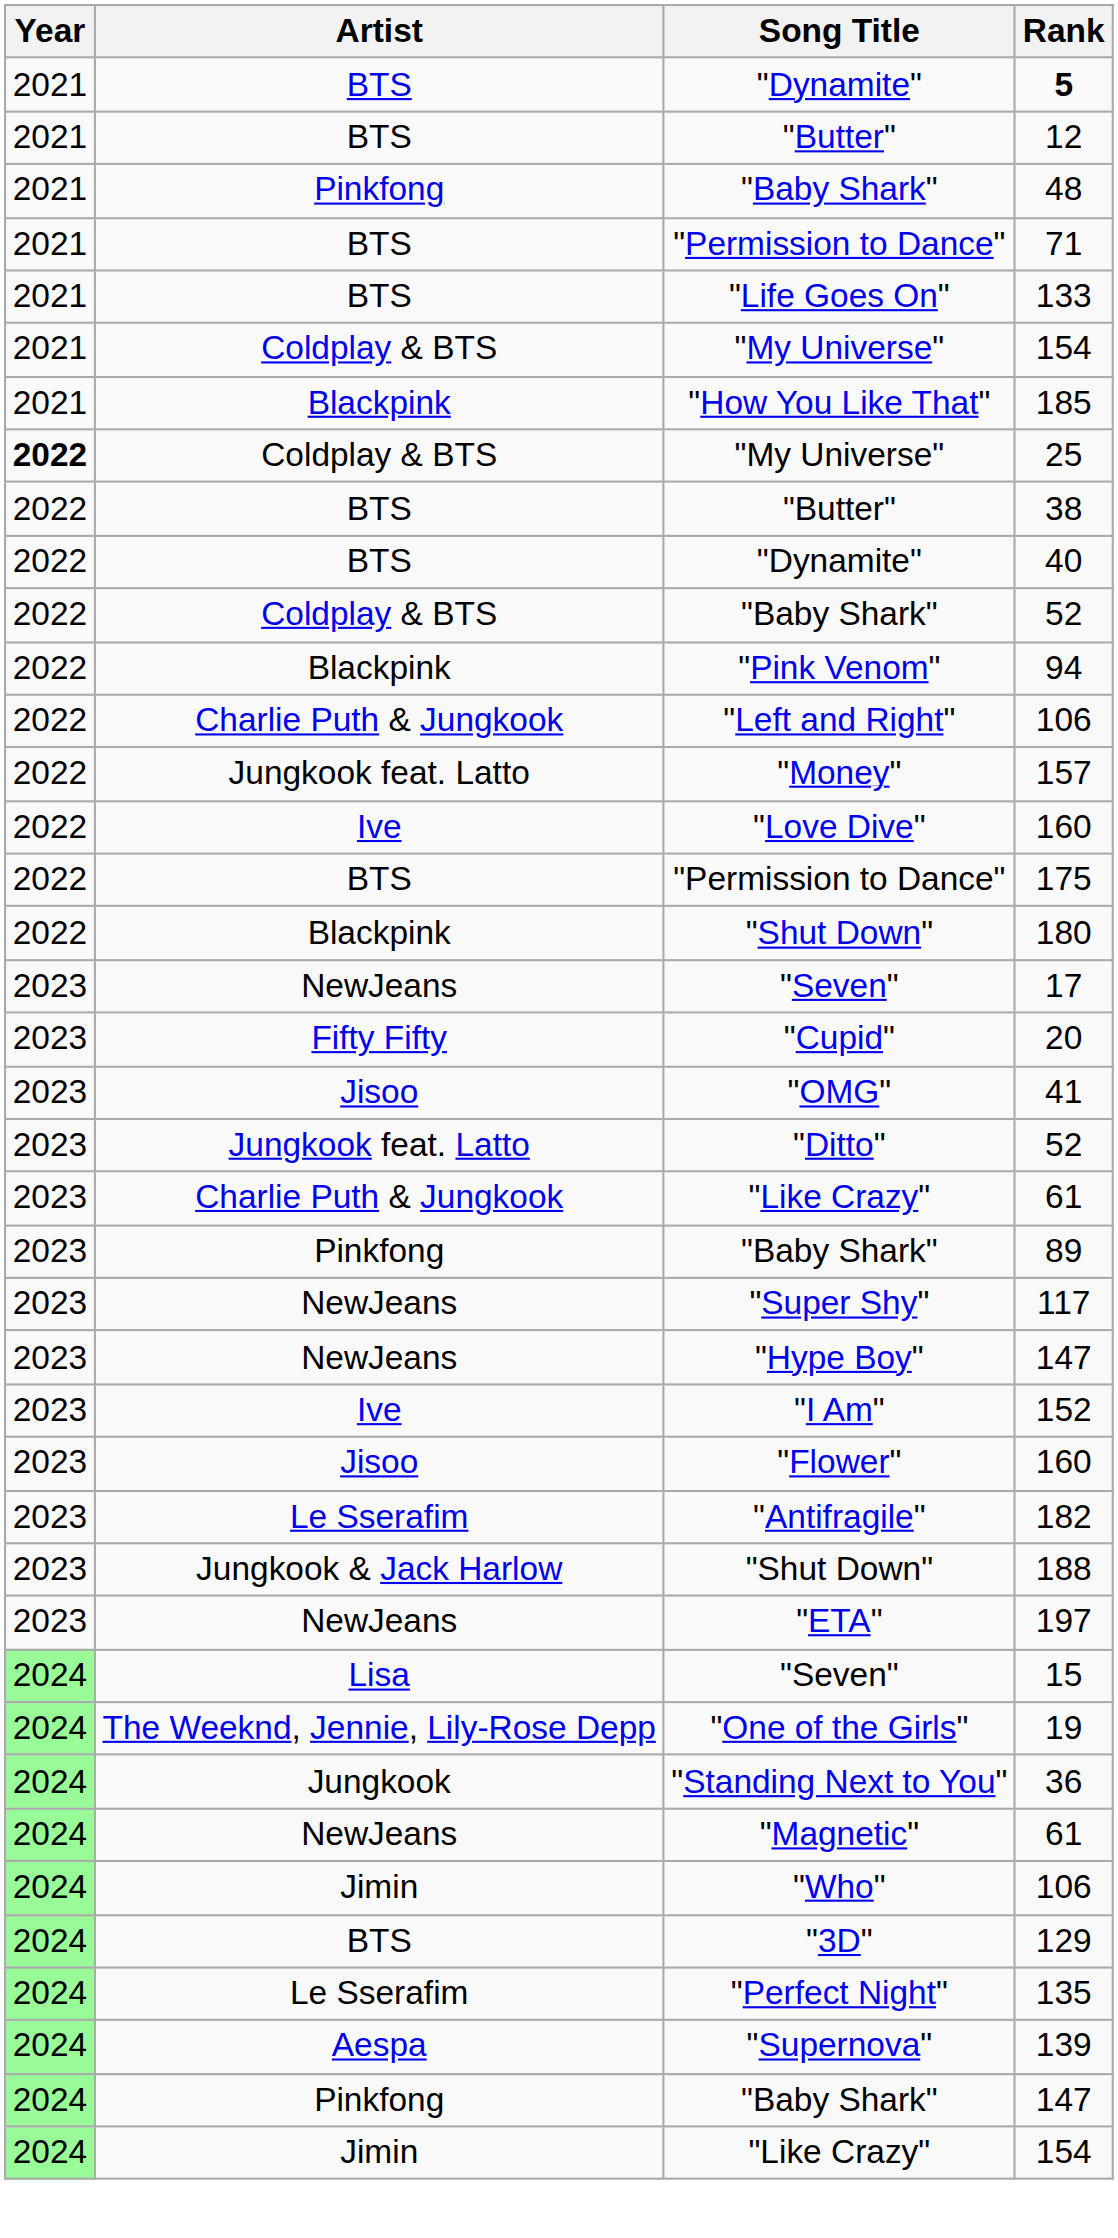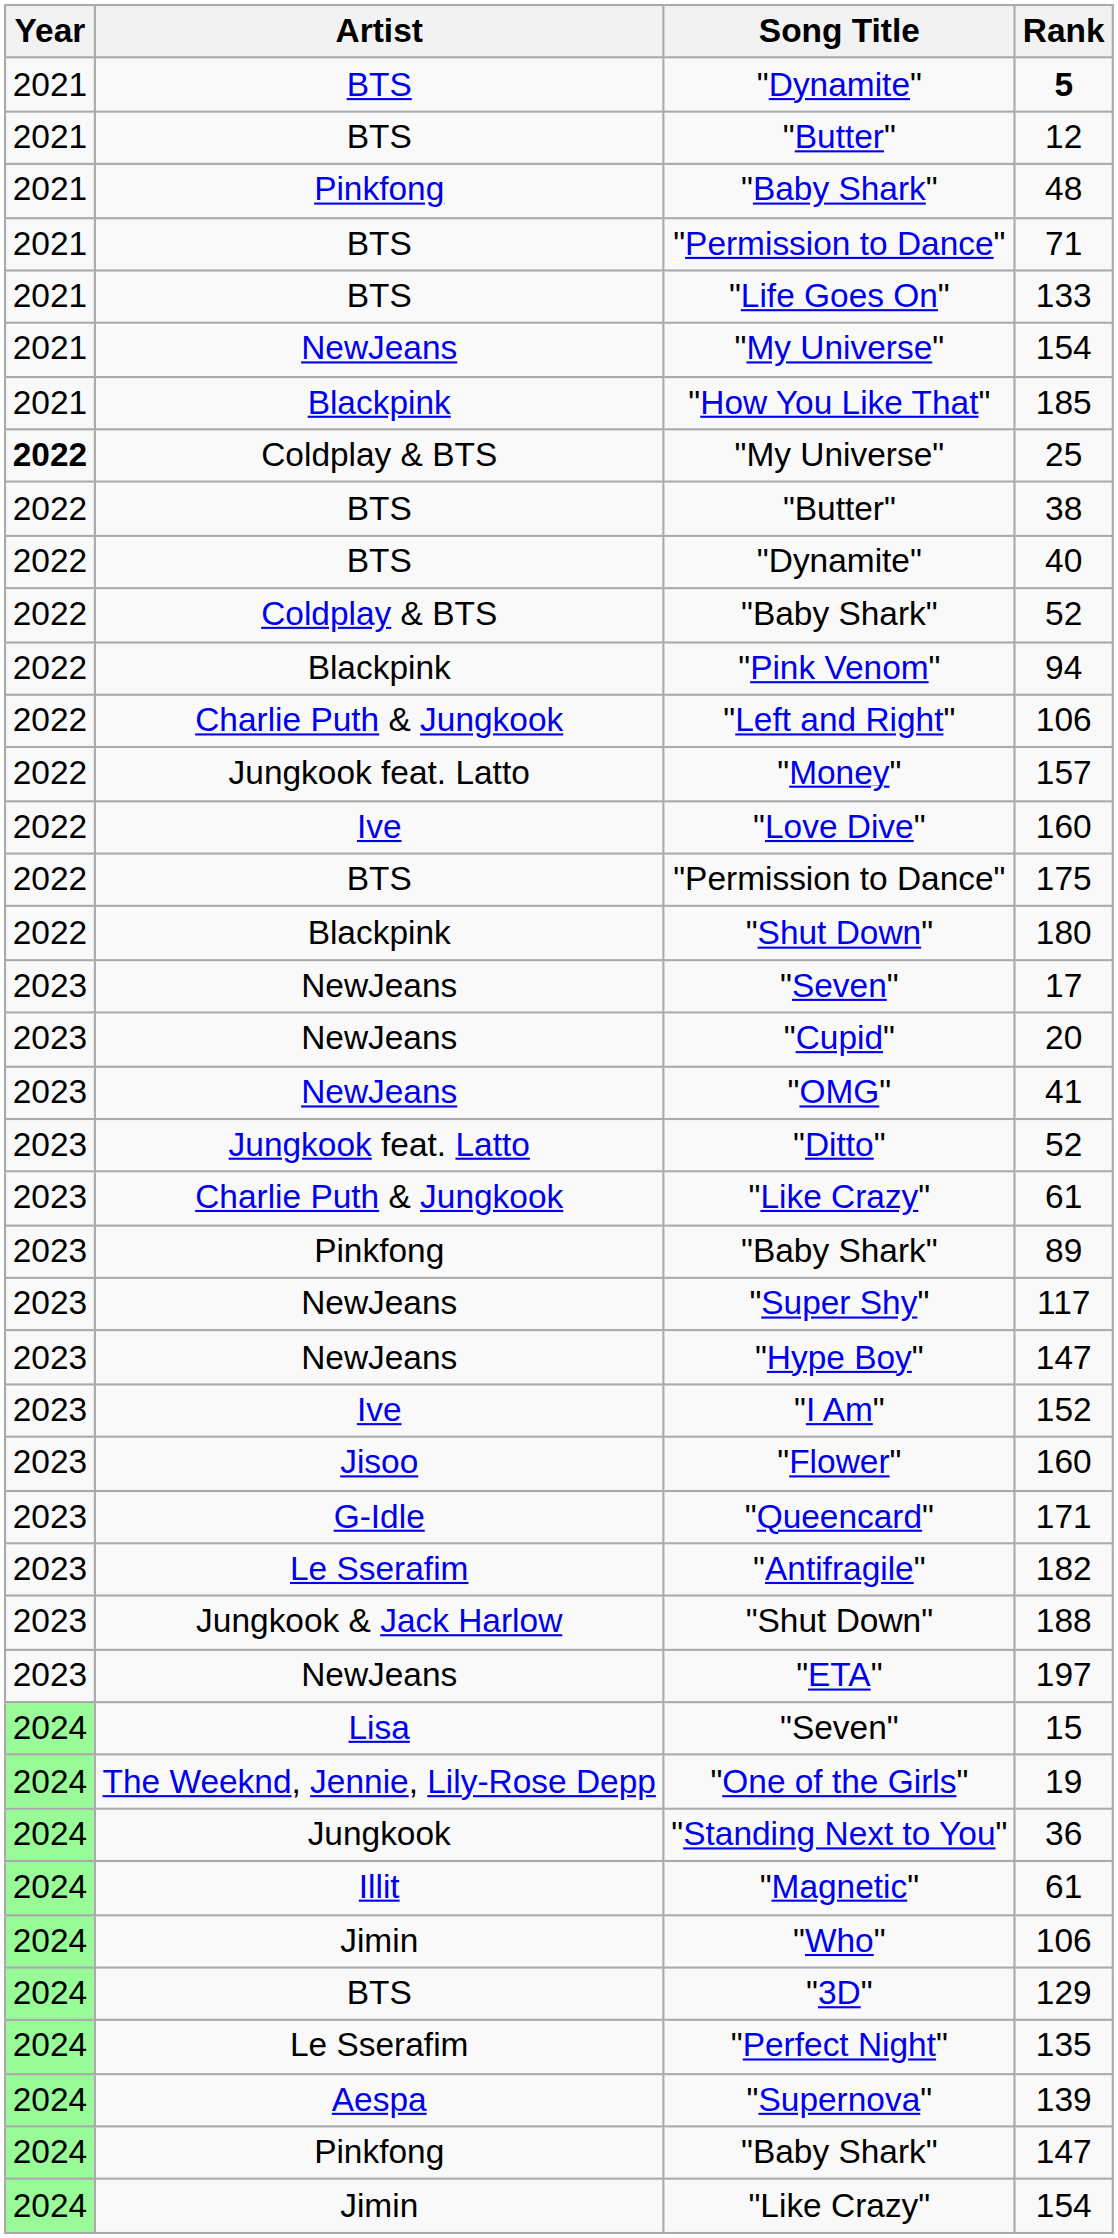(379, 349) Coldplay & BTS -> (379, 349) NewJeans
(379, 1038) Fifty Fifty -> (379, 1038) NewJeans
(379, 1091) Jisoo -> (379, 1091) NewJeans
+ row: (839, 1515)
(379, 1834) NewJeans -> (379, 1887) Illit
